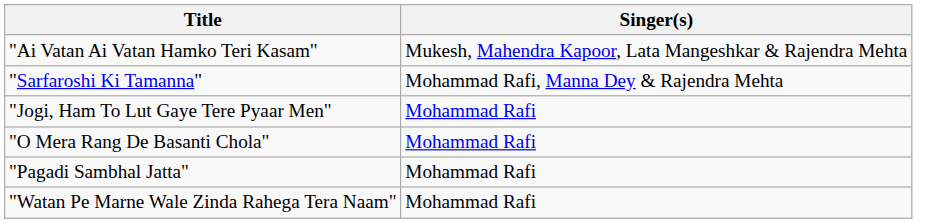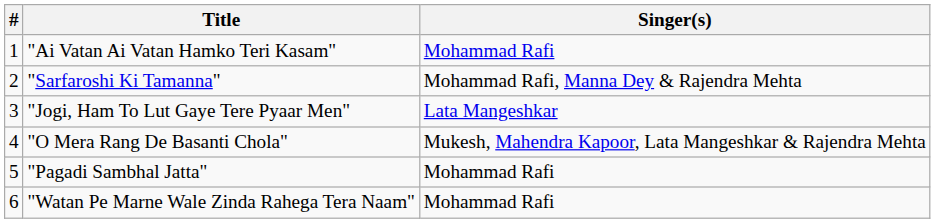+ column: (14, 19)
(656, 50) Mukesh, Mahendra Kapoor, Lata Mangeshkar & Rajendra Mehta -> (489, 50) Mohammad Rafi
(471, 111) Mohammad Rafi -> (491, 111) Lata Mangeshkar
(471, 141) Mohammad Rafi -> (675, 141) Mukesh, Mahendra Kapoor, Lata Mangeshkar & Rajendra Mehta
